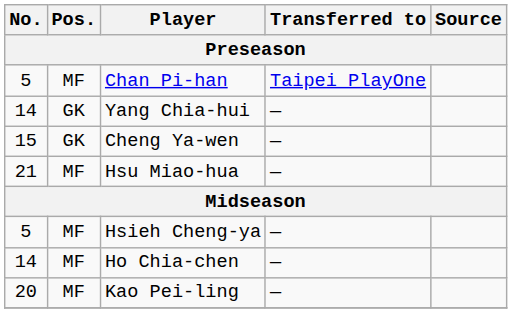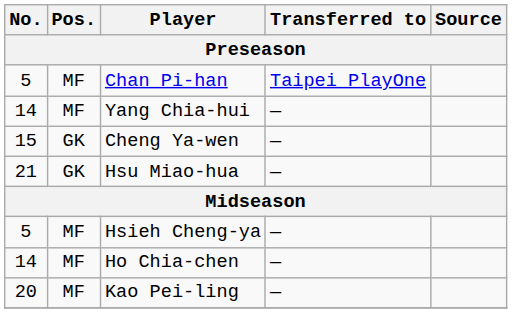(74, 111) GK -> (74, 111) MF
(74, 171) MF -> (74, 171) GK
